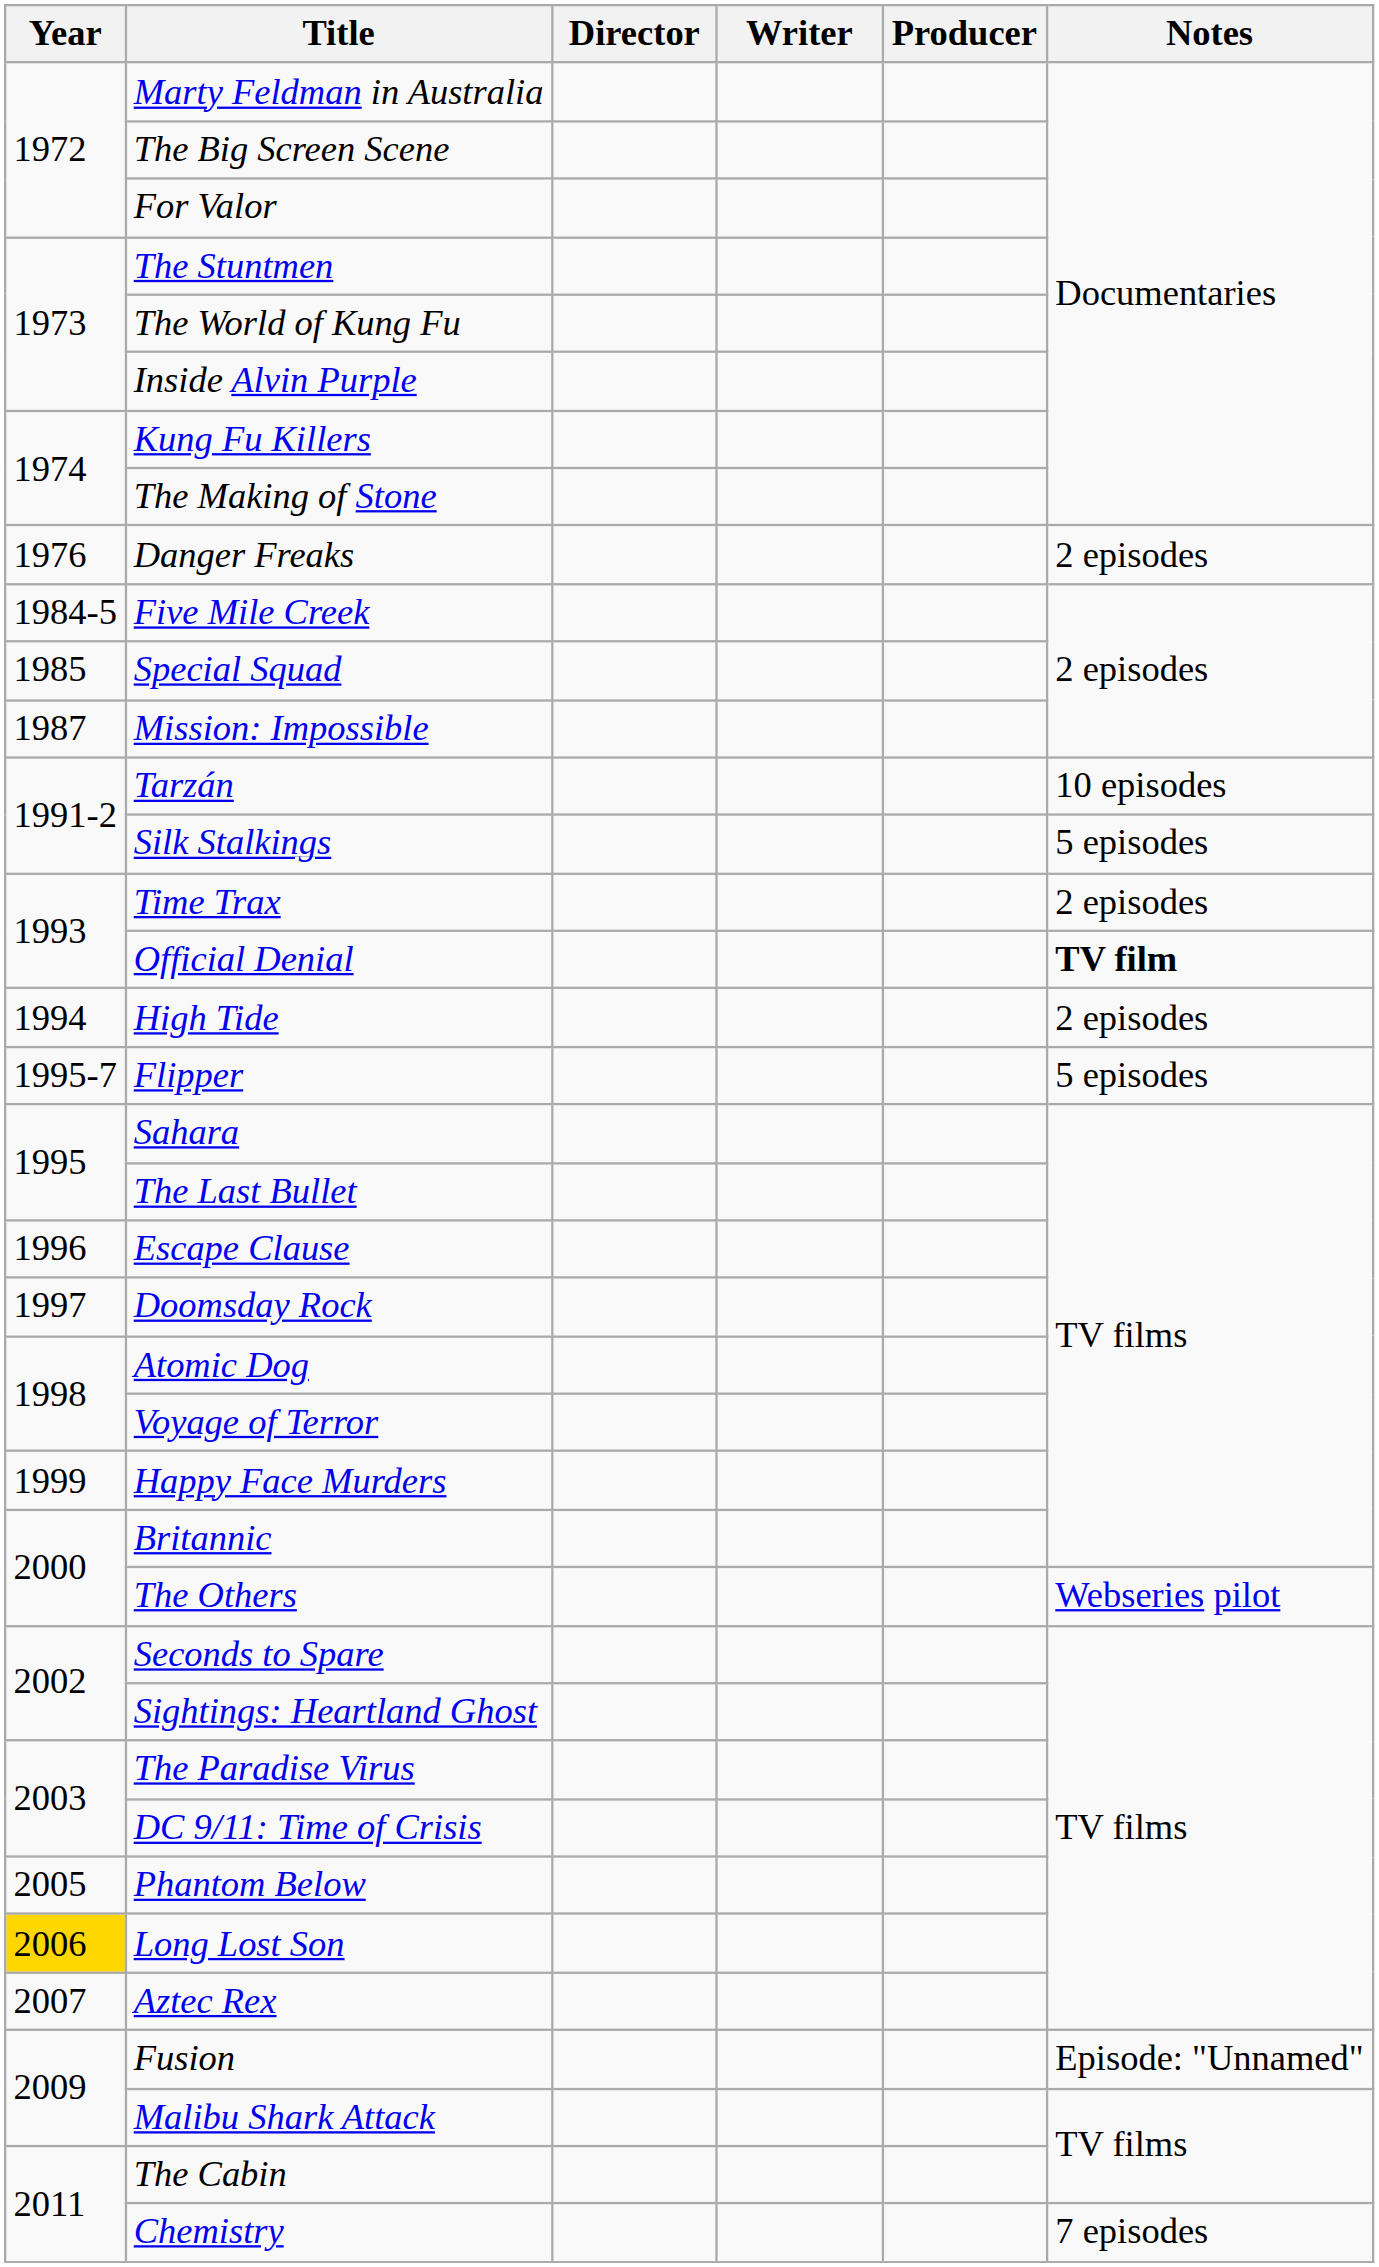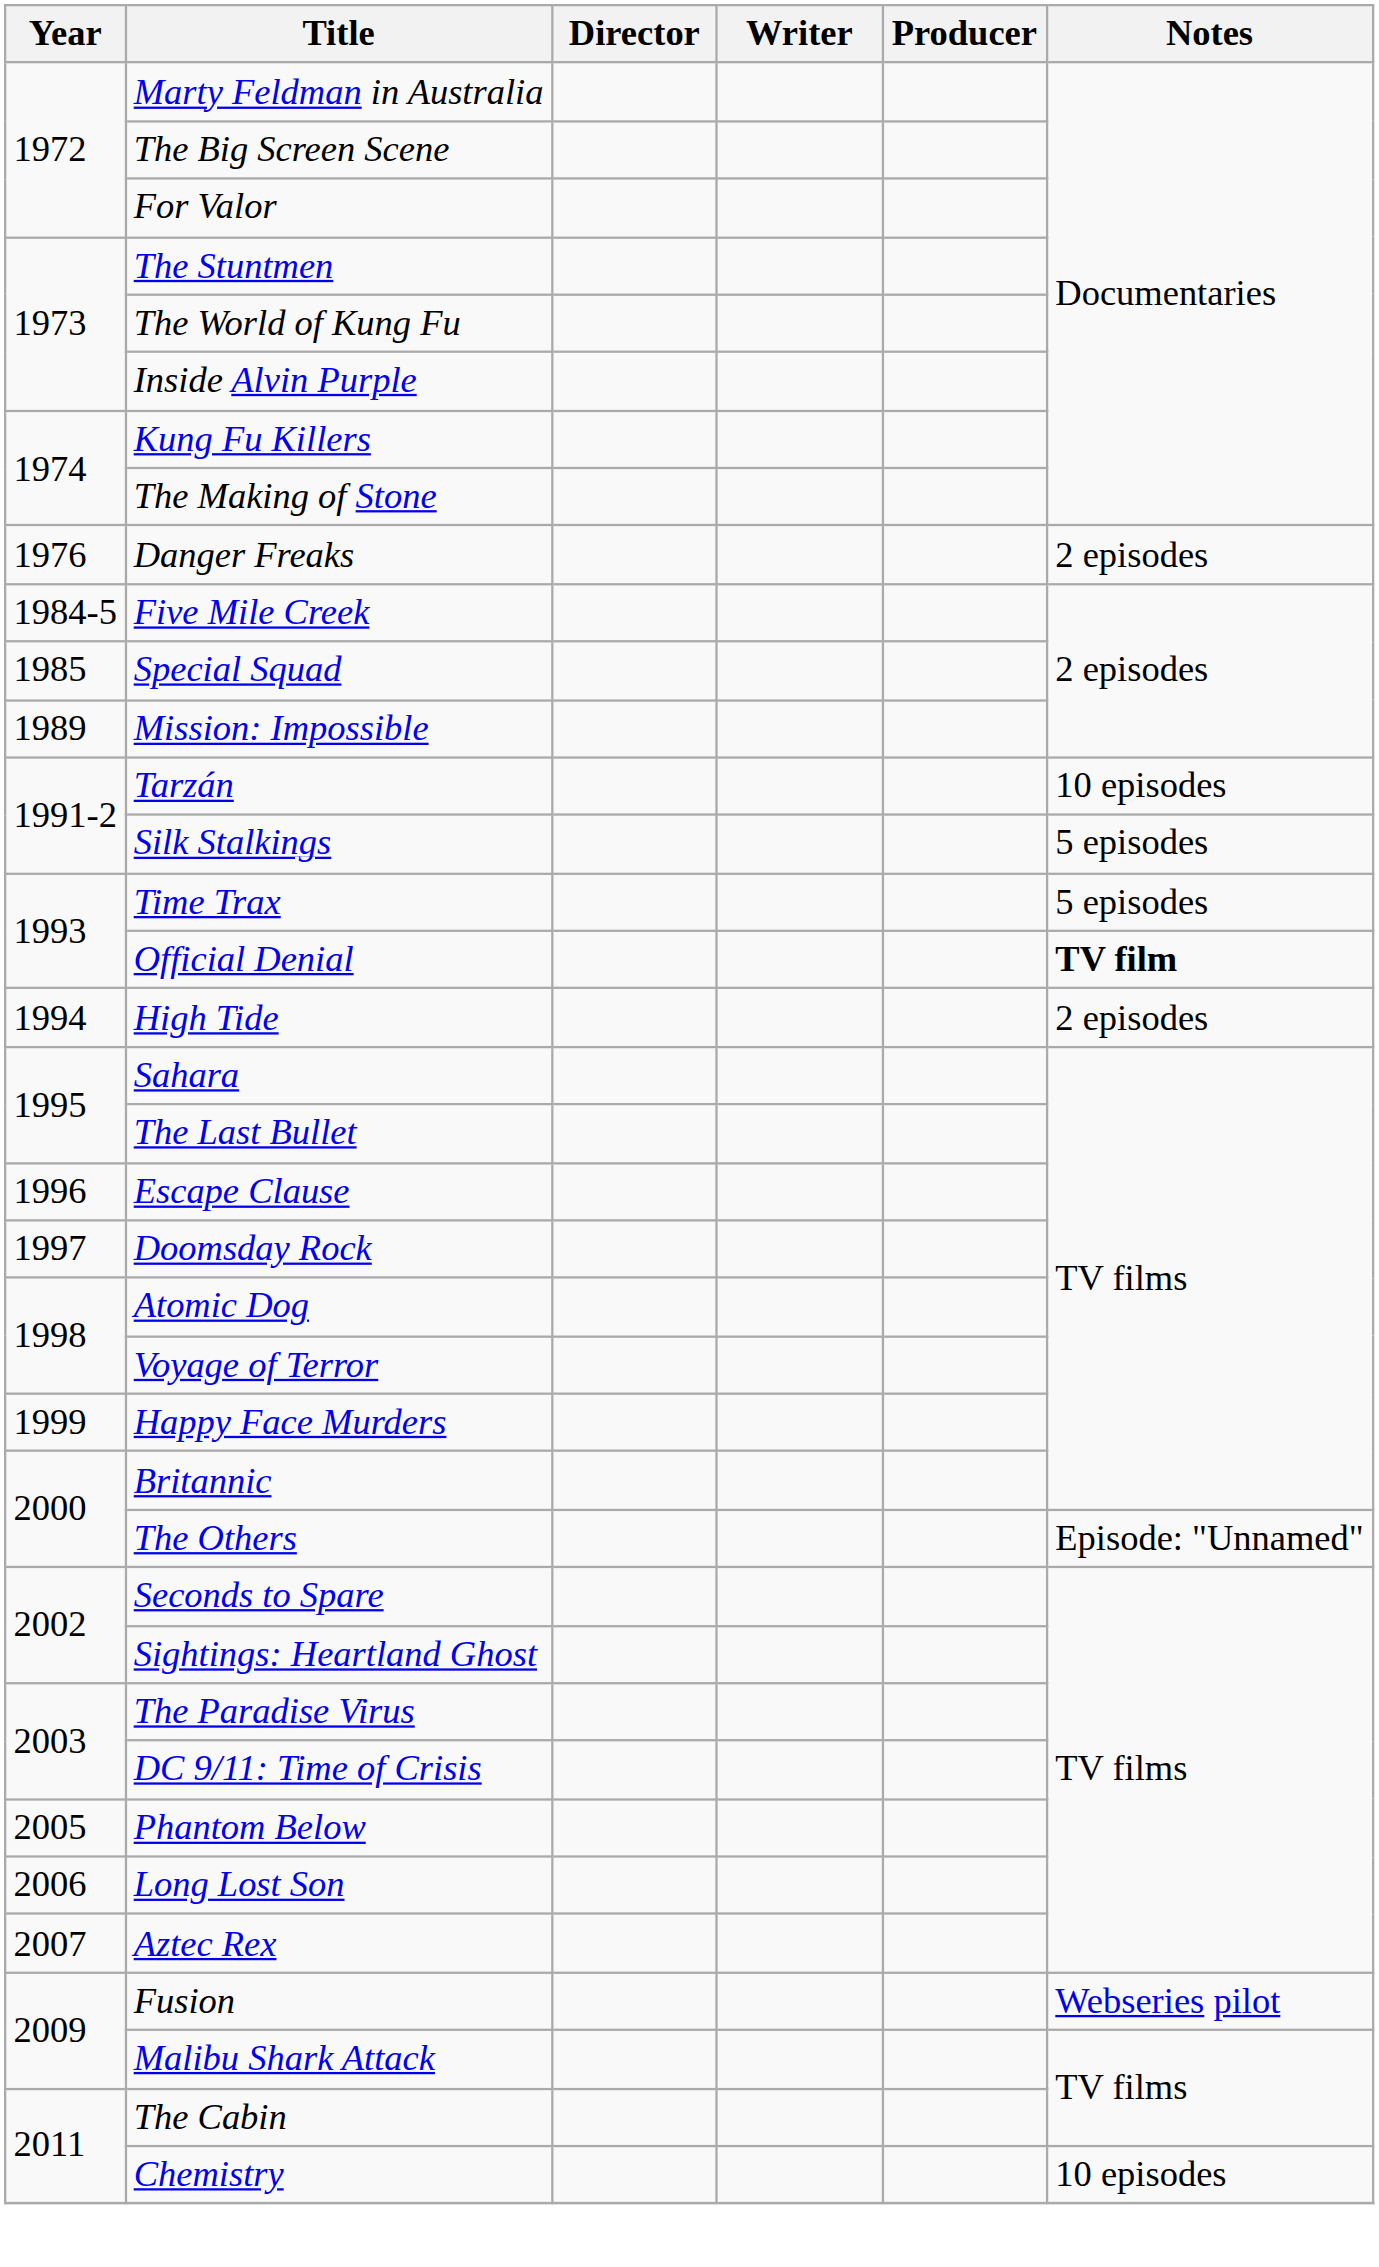(50, 727) 1987 -> (50, 727) 1989
(1132, 901) 2 episodes -> (1132, 901) 5 episodes
- row: (188, 1074)
(1168, 1595) Webseries pilot -> (1209, 1537) Episode: "Unnamed"
(50, 1942) gold background -> (50, 1884) no background
(1209, 2058) Episode: "Unnamed" -> (1168, 2000) Webseries pilot
(1132, 2231) 7 episodes -> (1141, 2174) 10 episodes
